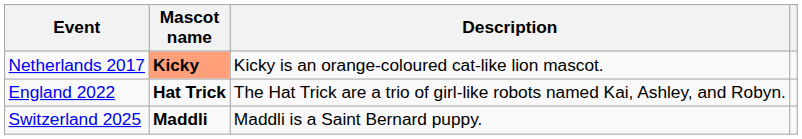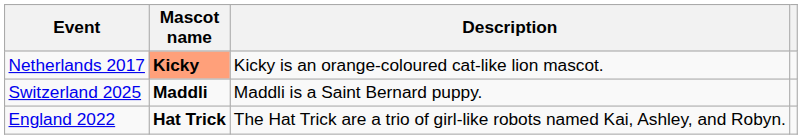rows swapped: (62, 92) <-> (75, 119)
